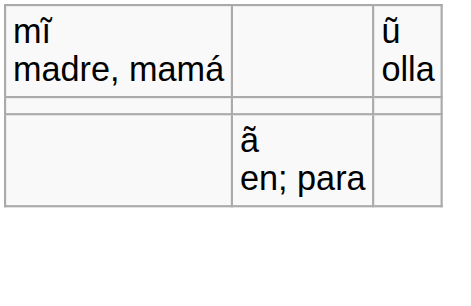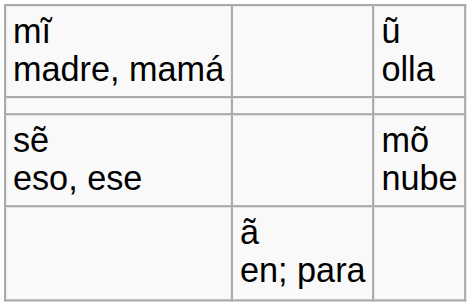+ row: (78, 159)
